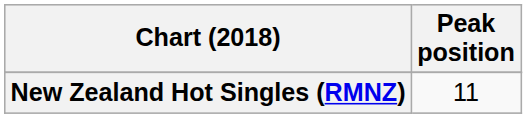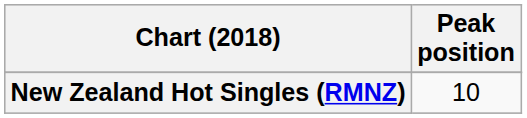(466, 92) 11 -> (466, 92) 10
